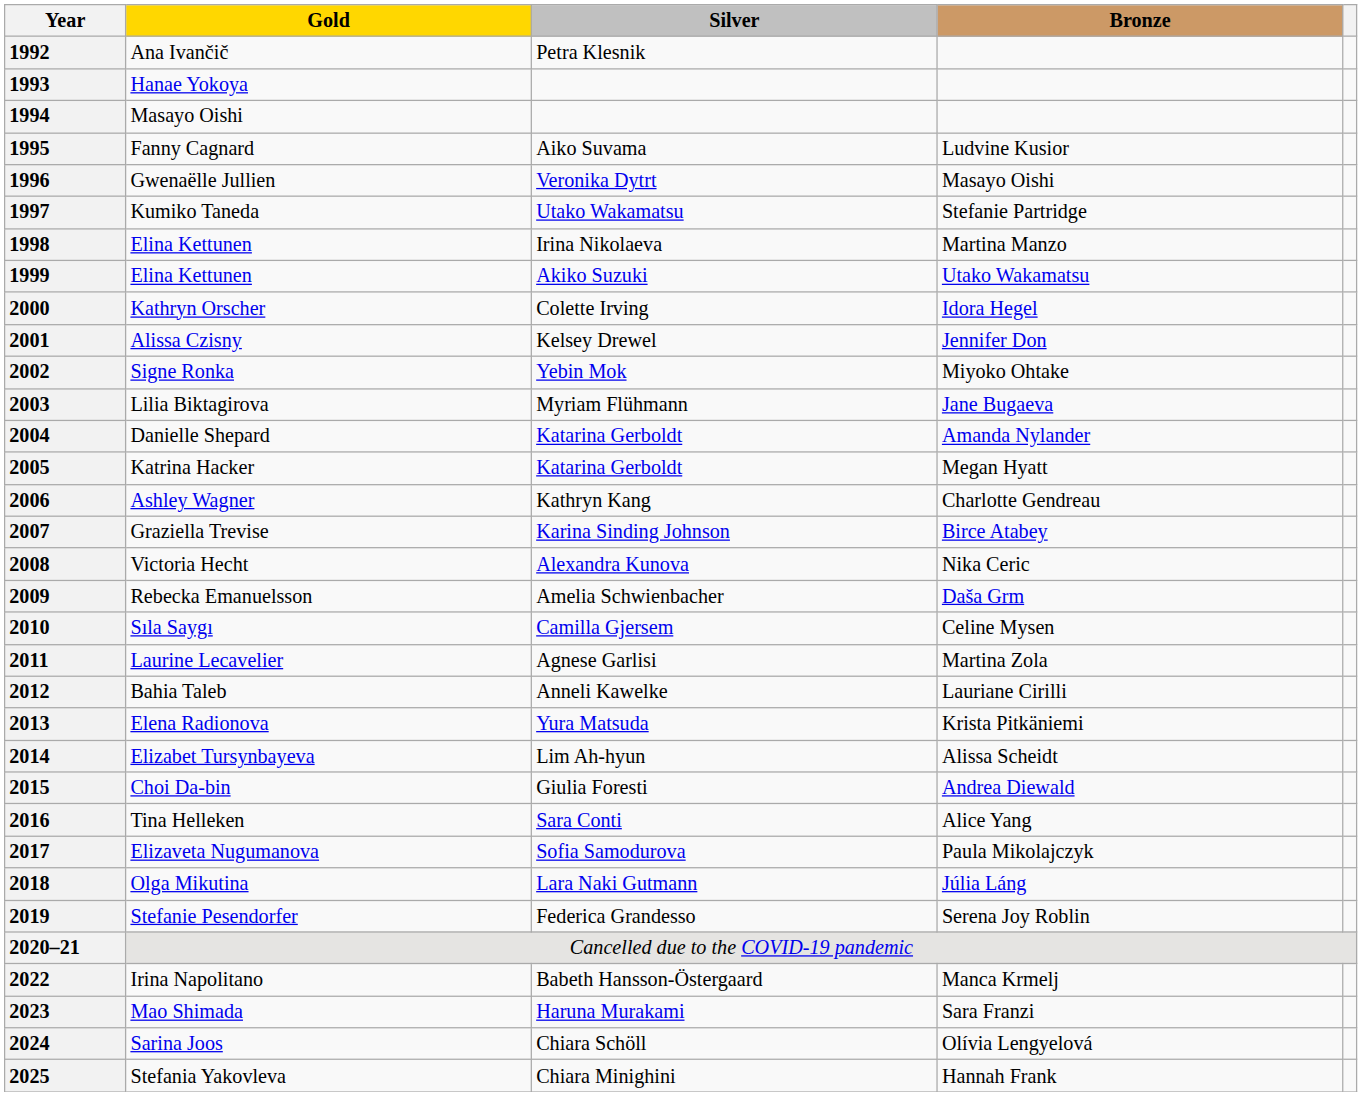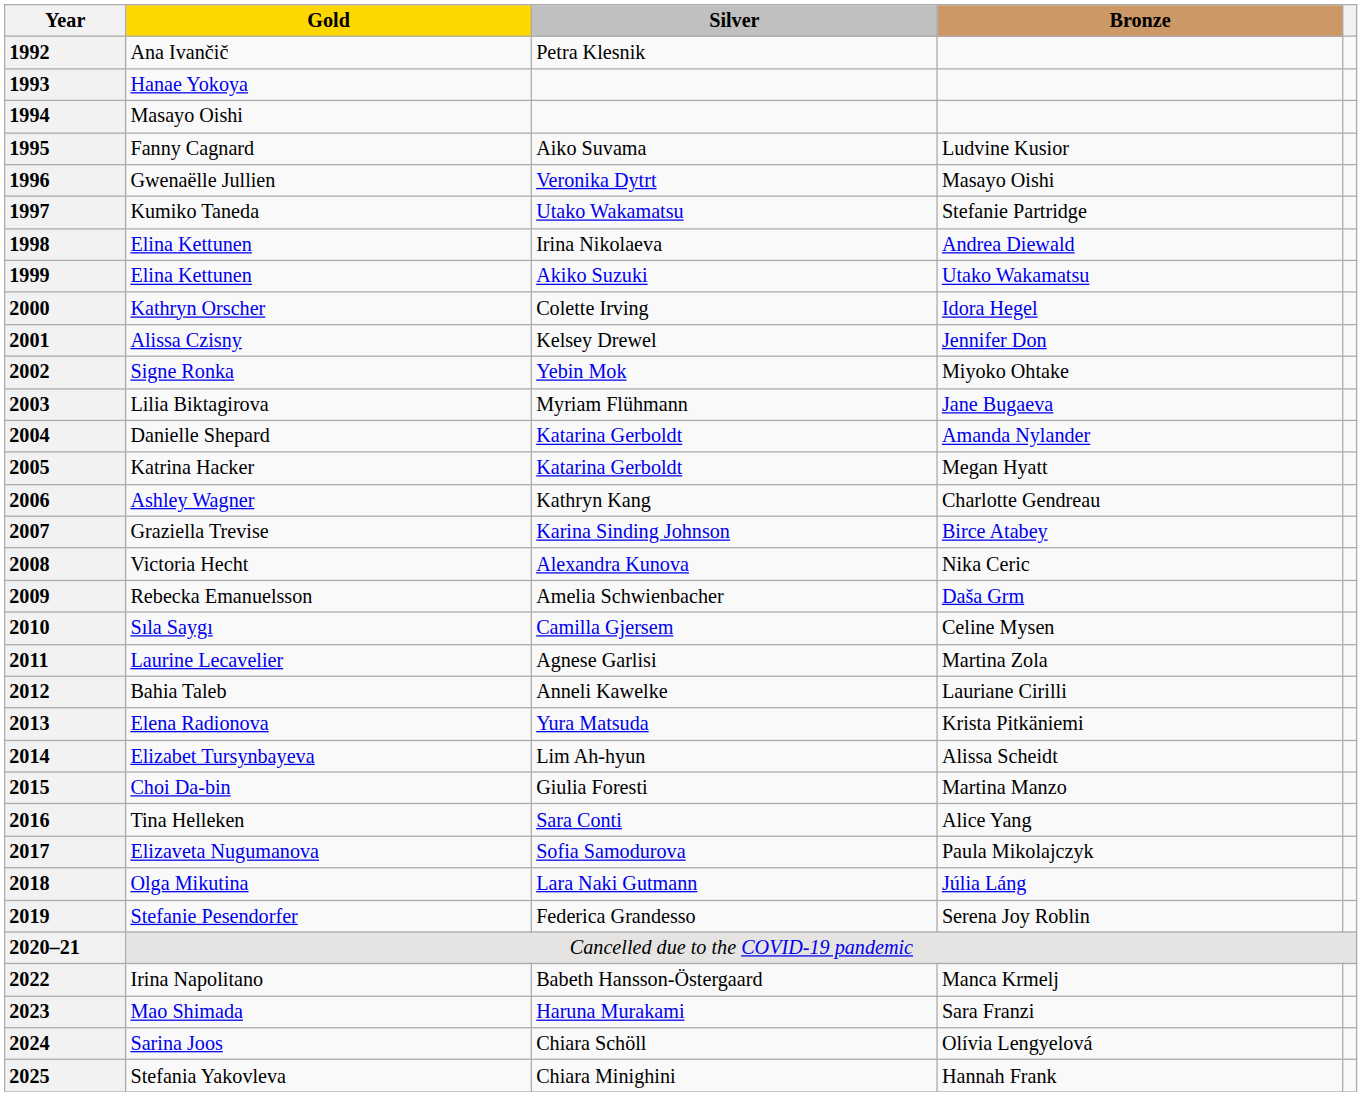(1004, 244) Martina Manzo -> (1008, 244) Andrea Diewald
(1008, 787) Andrea Diewald -> (1004, 787) Martina Manzo
